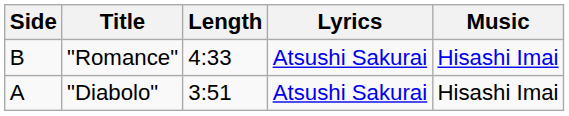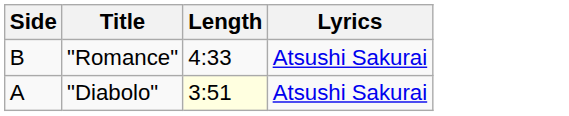- column: (498, 22)
(210, 92) no background -> (210, 92) lightyellow background
